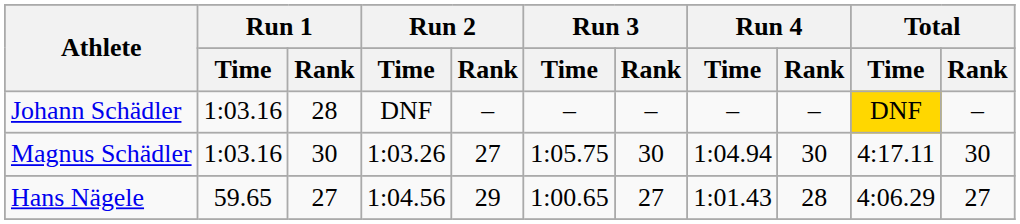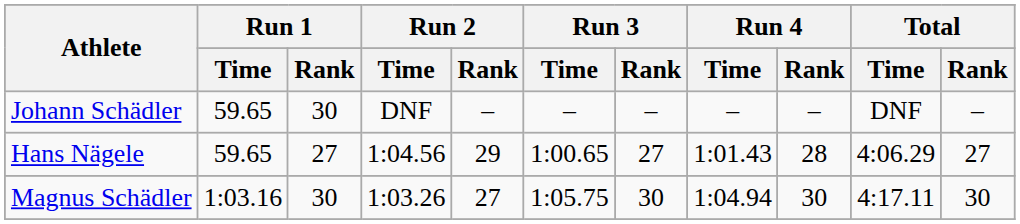(243, 111) 1:03.16 -> (243, 111) 59.65
(325, 111) 28 -> (325, 111) 30
(896, 111) gold background -> (896, 111) no background
rows swapped: (101, 154) <-> (78, 197)
